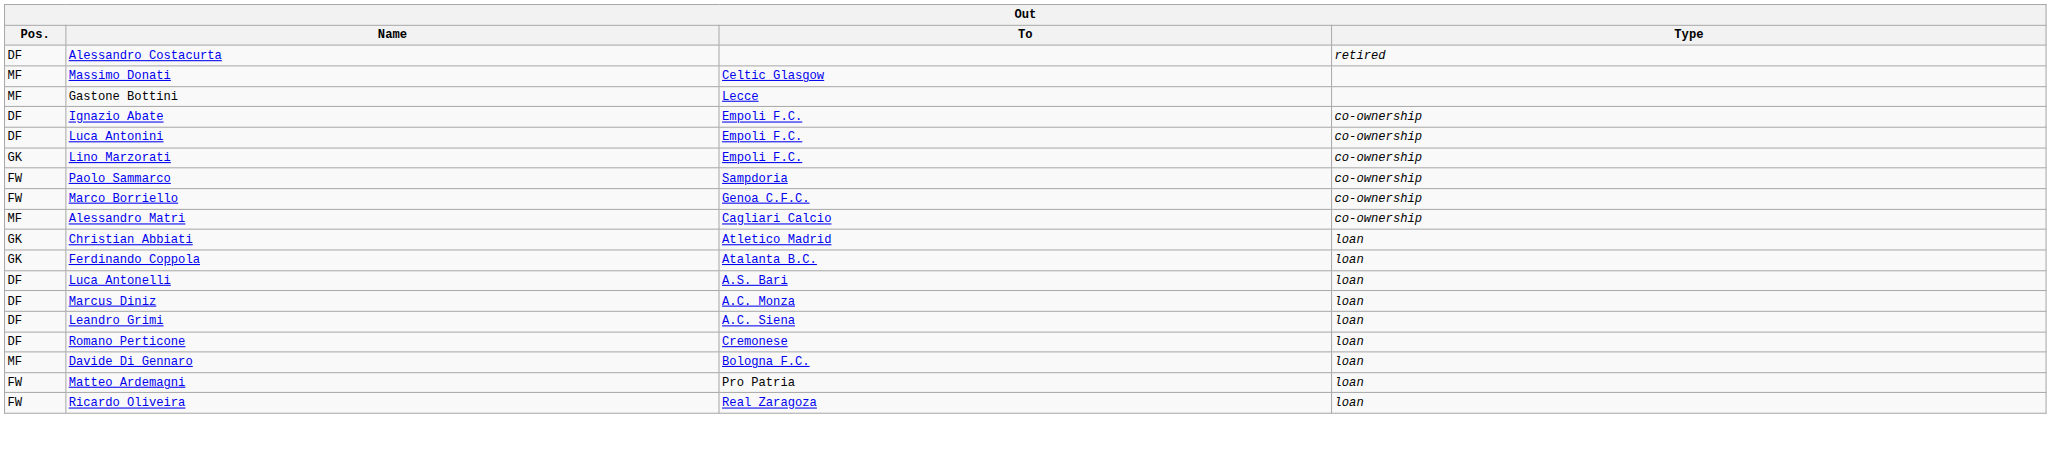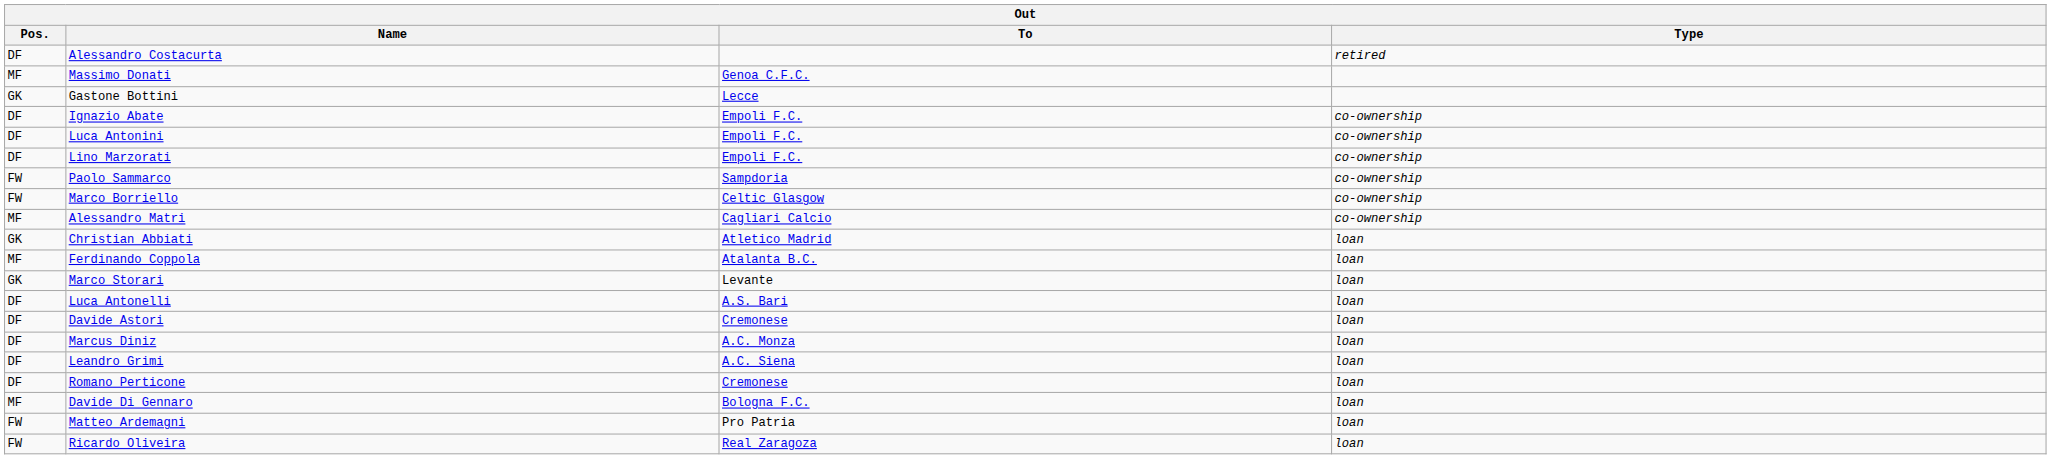(773, 76) Celtic Glasgow -> (766, 76) Genoa C.F.C.
(15, 96) MF -> (15, 96) GK
(15, 158) GK -> (15, 158) DF
(766, 198) Genoa C.F.C. -> (773, 198) Celtic Glasgow
(15, 260) GK -> (15, 260) MF
+ row: (116, 280)
+ row: (116, 321)
